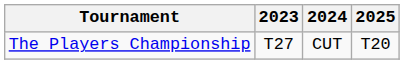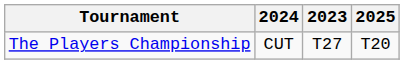columns swapped: (279, 19) <-> (327, 19)
